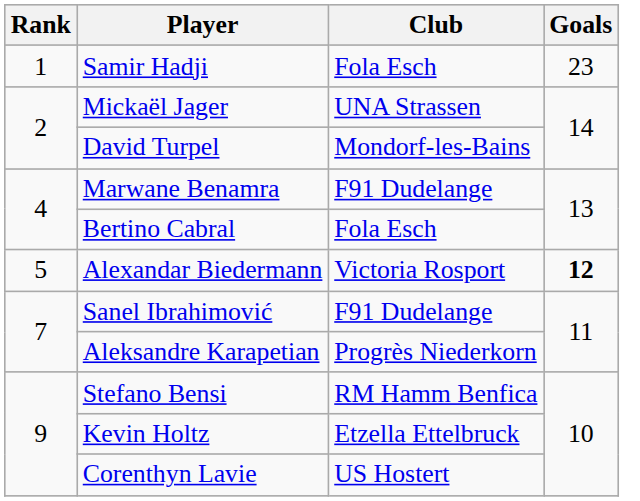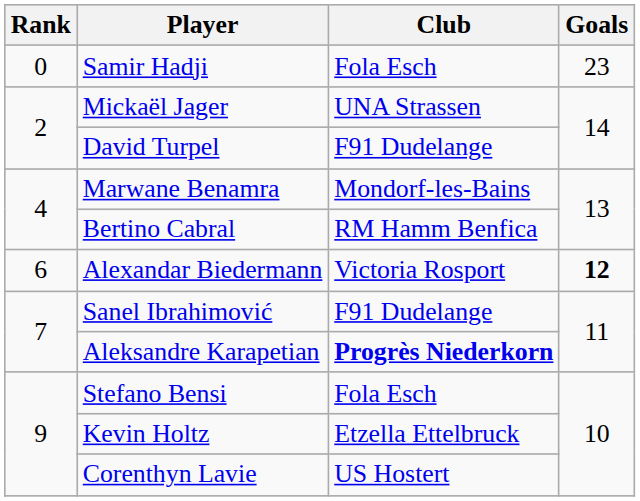(41, 65) 1 -> (41, 65) 0
(432, 147) Mondorf-les-Bains -> (413, 147) F91 Dudelange
(413, 188) F91 Dudelange -> (432, 188) Mondorf-les-Bains
(385, 229) Fola Esch -> (436, 229) RM Hamm Benfica
(41, 270) 5 -> (41, 270) 6
(435, 351) normal -> (444, 351) bold
(436, 392) RM Hamm Benfica -> (385, 392) Fola Esch
